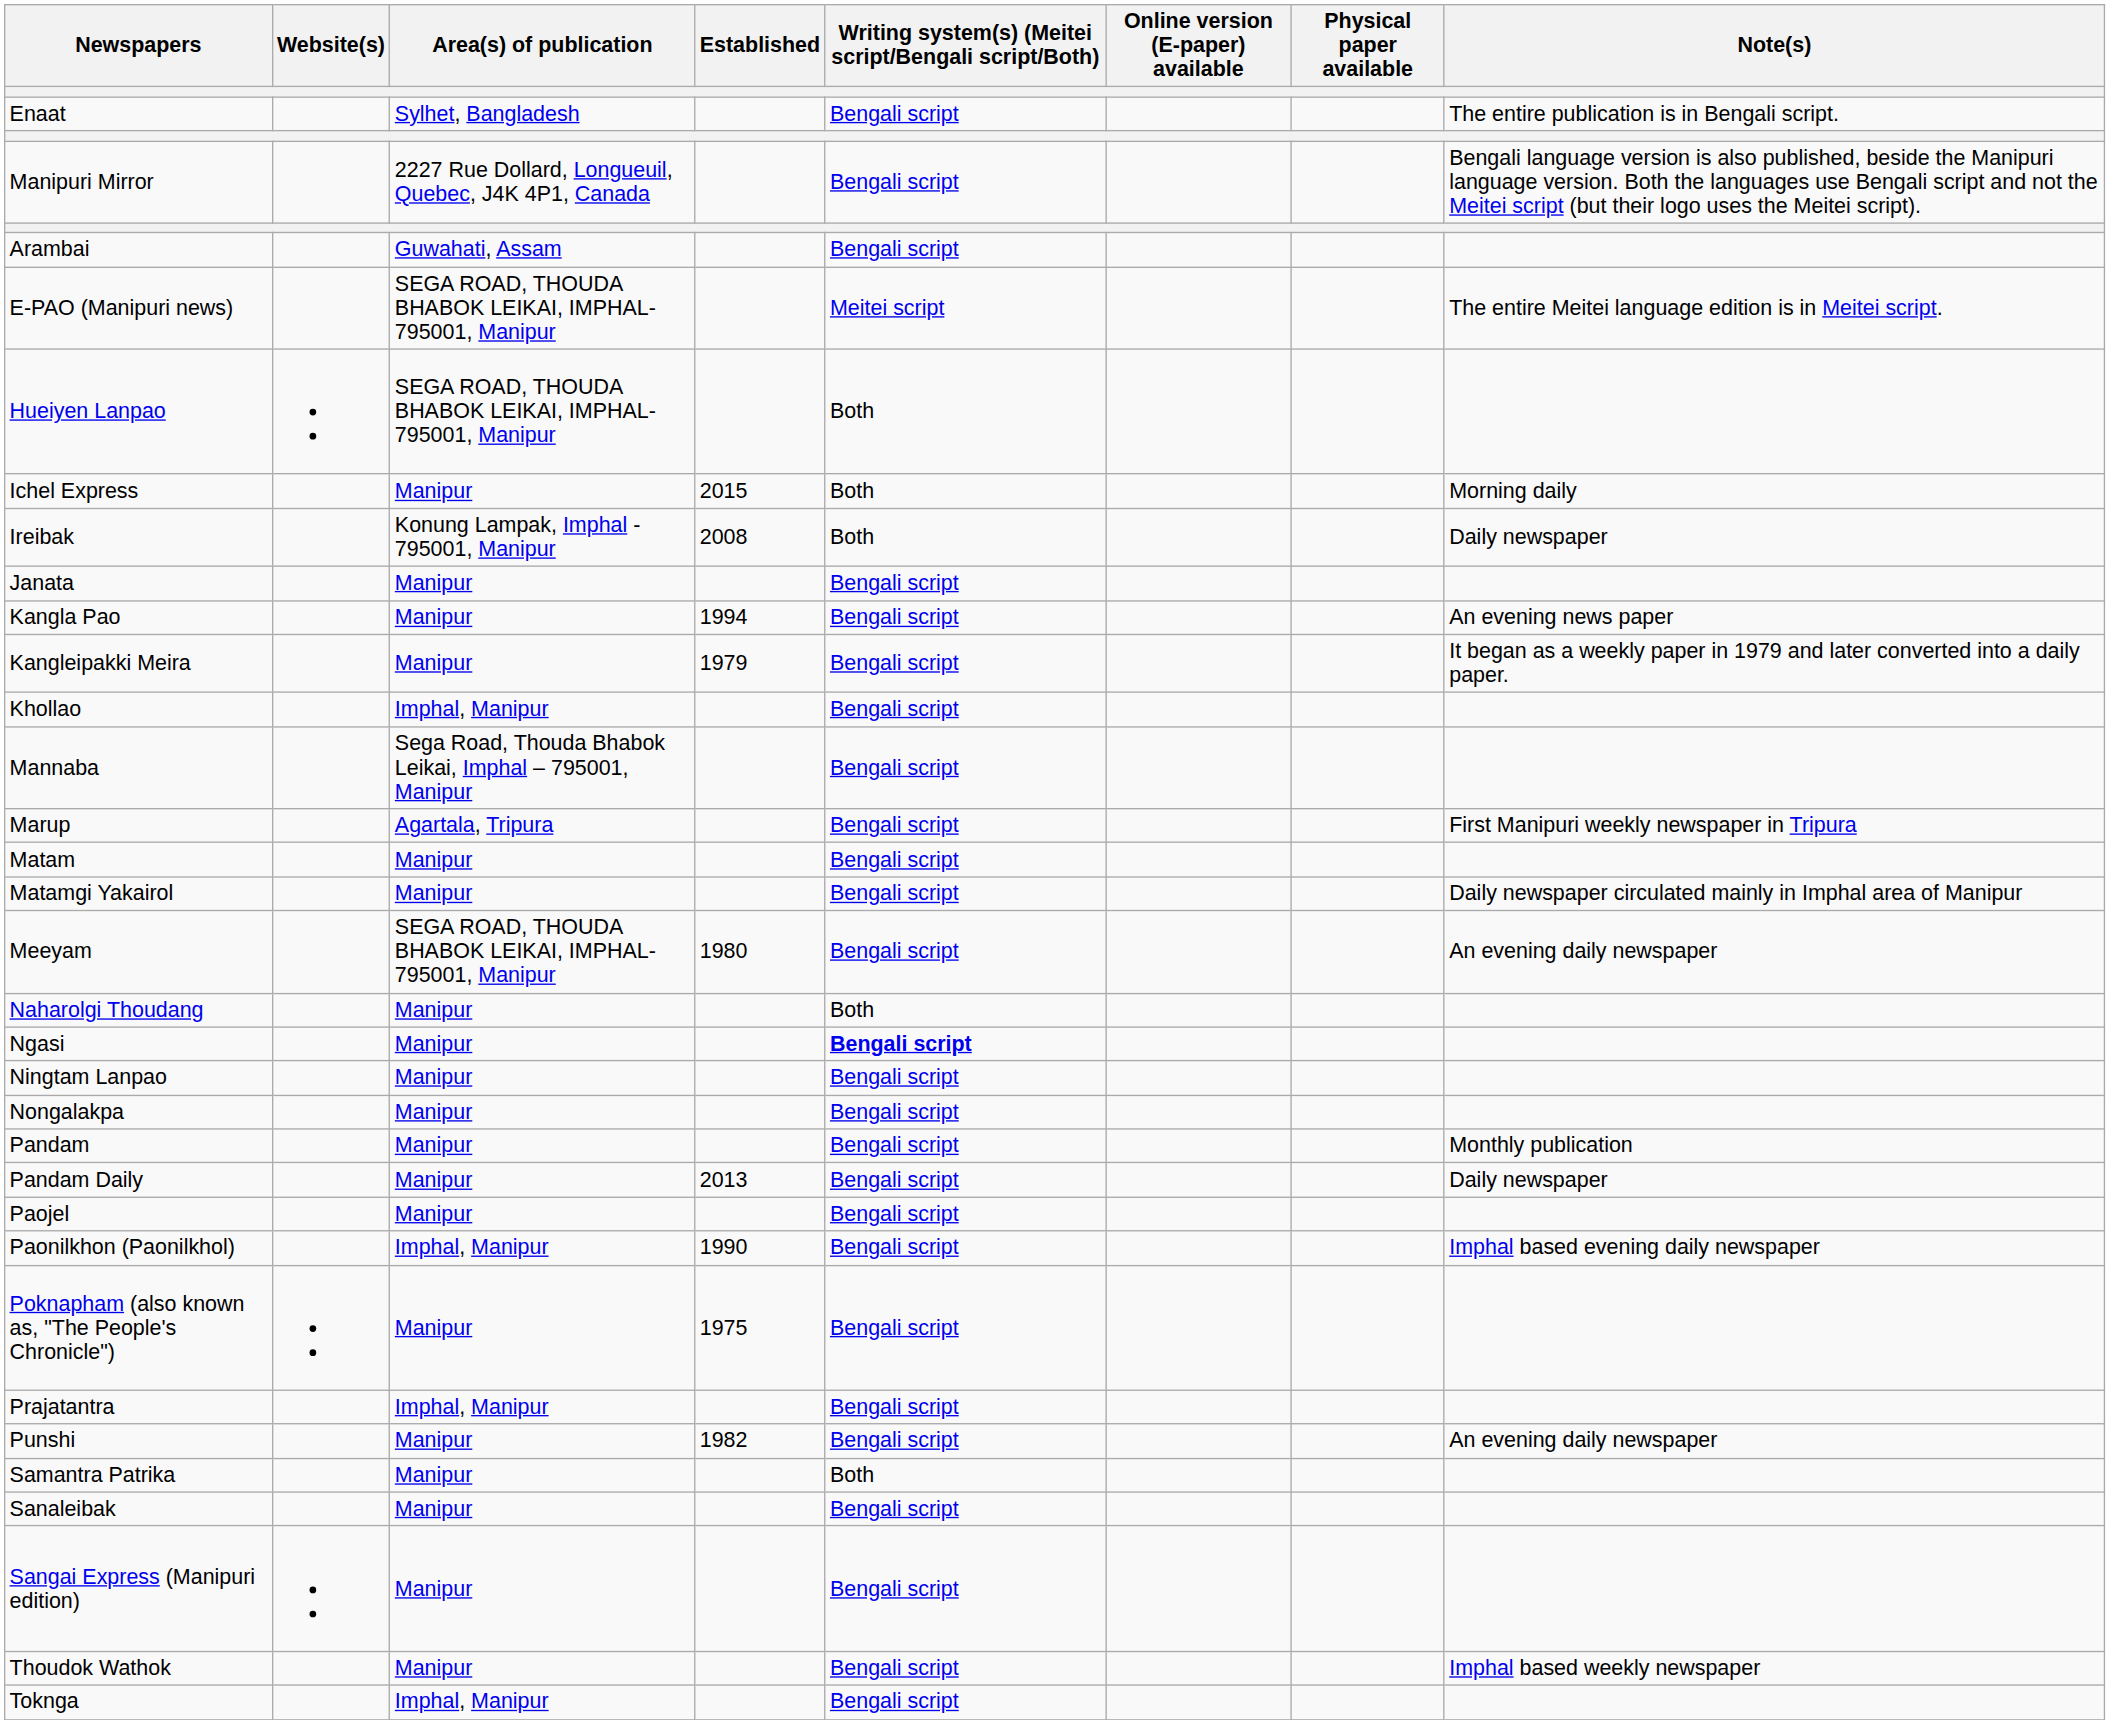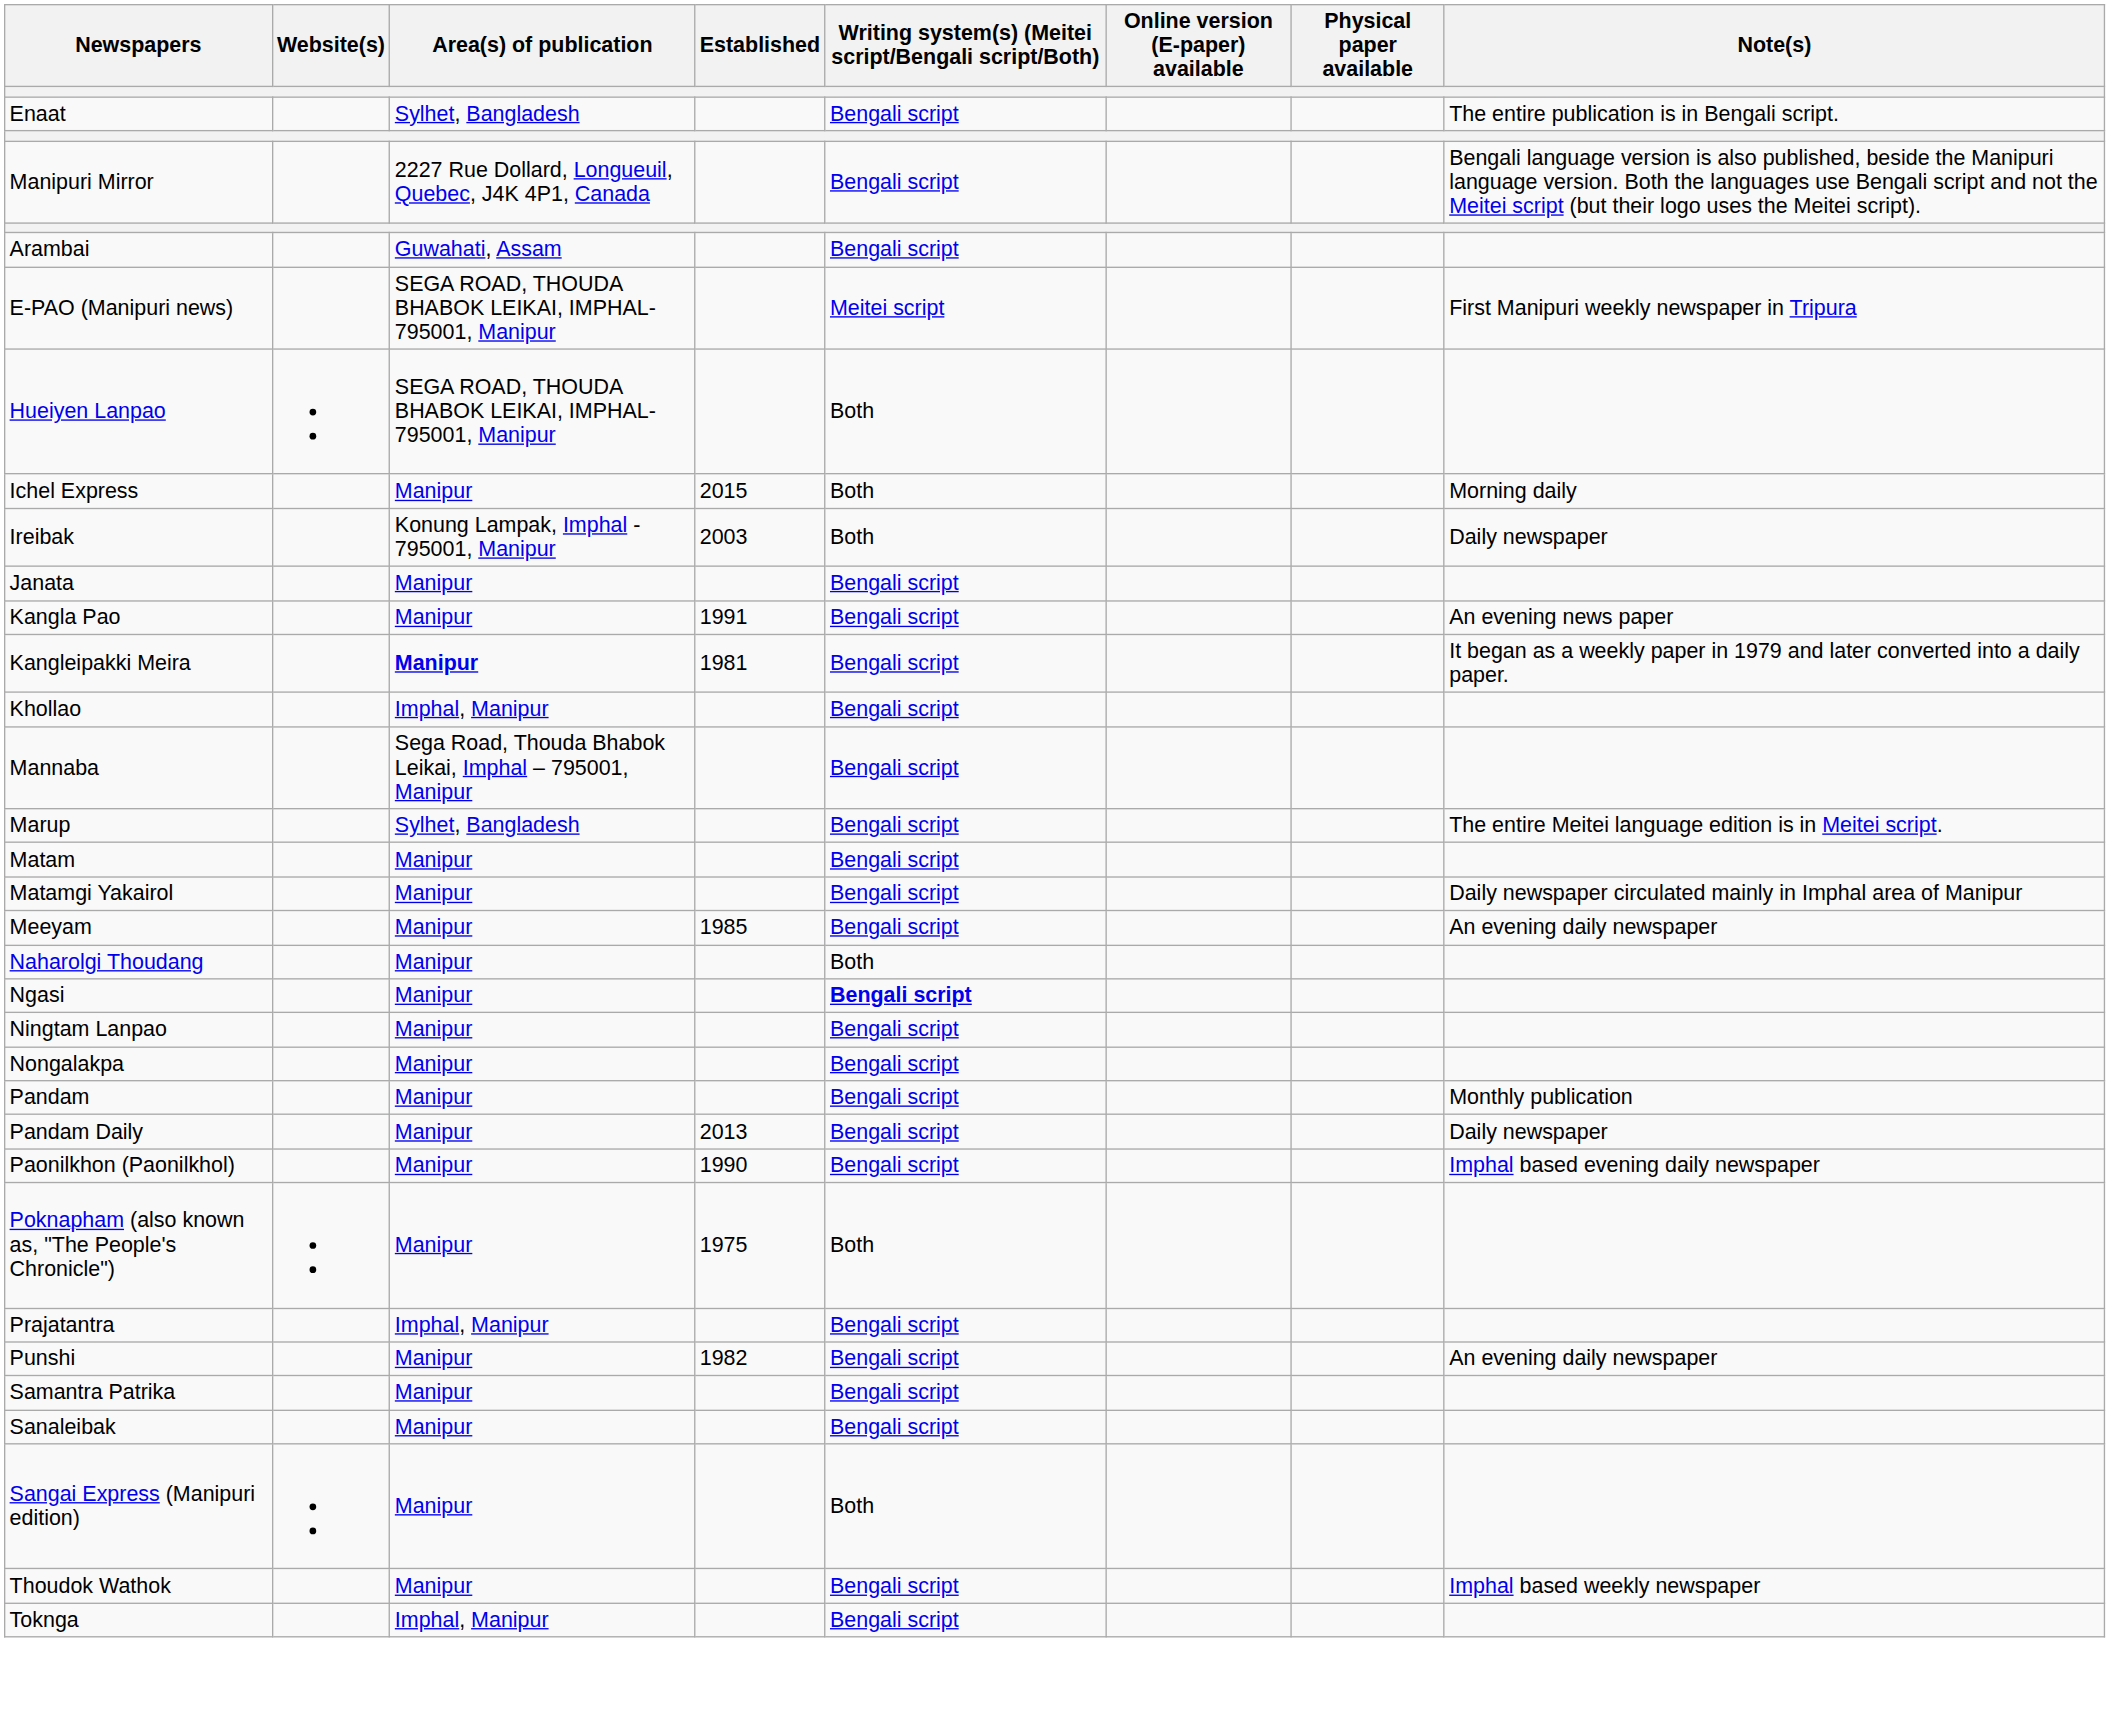(1696, 307) The entire Meitei language edition is in Meitei script. -> (1653, 307) First Manipuri weekly newspaper in Tripura
(724, 537) 2008 -> (724, 537) 2003
(724, 617) 1994 -> (724, 617) 1991
(434, 663) normal -> (437, 663) bold
(724, 663) 1979 -> (724, 663) 1981
(474, 825) Agartala, Tripura -> (487, 825) Sylhet, Bangladesh
(1653, 825) First Manipuri weekly newspaper in Tripura -> (1696, 825) The entire Meitei language edition is in Meitei script.
(525, 951) SEGA ROAD, THOUDA BHABOK LEIKAI, IMPHAL-795001, Manipur -> (434, 927) Manipur
(724, 951) 1980 -> (724, 927) 1985
- row: (39, 1213)
(472, 1247) Imphal, Manipur -> (434, 1165) Manipur
(894, 1327) Bengali script -> (852, 1245) Both
(852, 1474) Both -> (894, 1392) Bengali script
(894, 1588) Bengali script -> (852, 1506) Both
